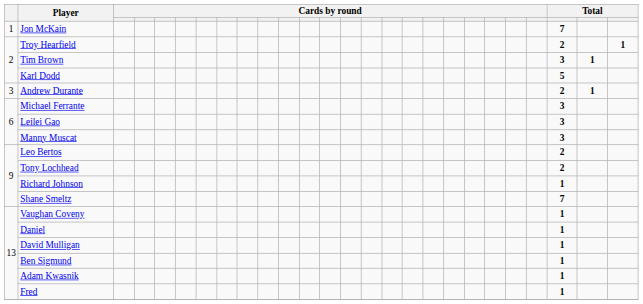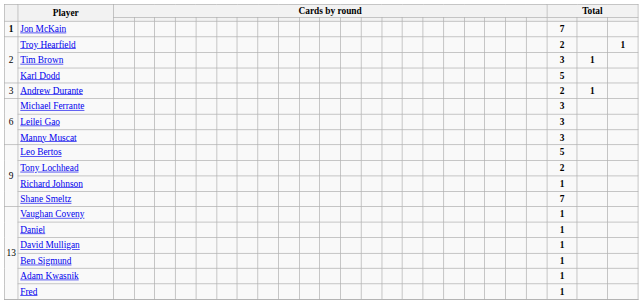(11, 29) normal -> (11, 29) bold
(562, 153) 2 -> (562, 153) 5
